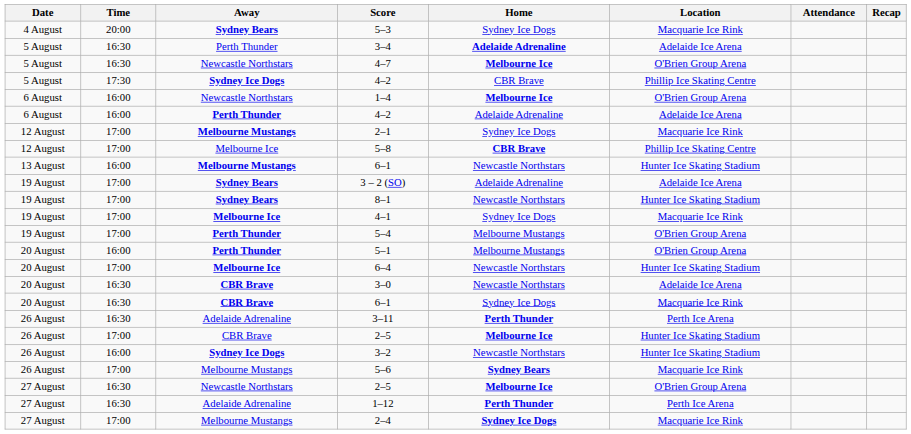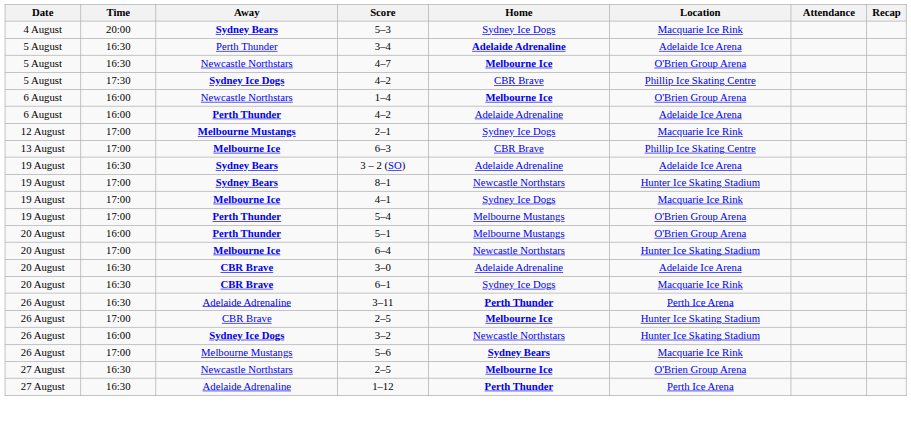- row: (43, 149)
- row: (43, 166)
+ row: (43, 149)
(118, 183) 17:00 -> (118, 166) 16:30
(519, 285) Newcastle Northstars -> (519, 268) Adelaide Adrenaline
- row: (43, 421)
